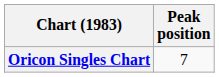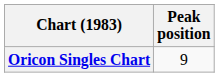(184, 59) 7 -> (184, 59) 9
